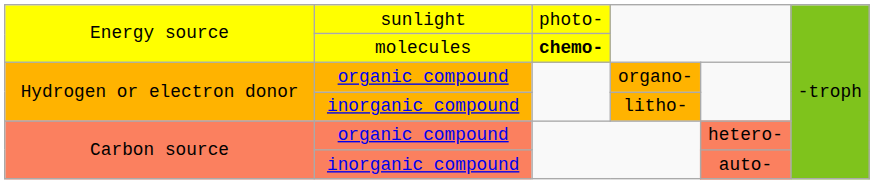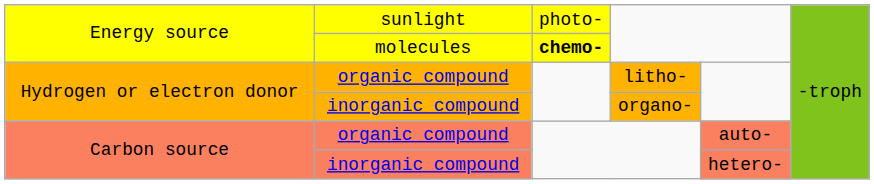(655, 77) organo- -> (655, 77) litho-
(655, 106) litho- -> (655, 106) organo-
(746, 135) hetero- -> (746, 135) auto-
(746, 164) auto- -> (746, 164) hetero-
